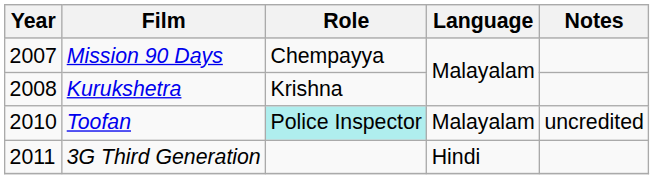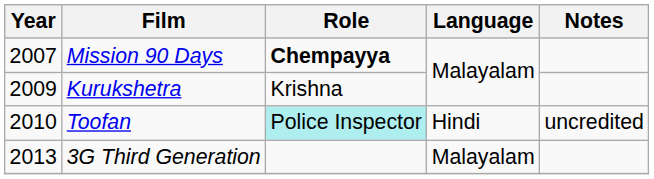(327, 55) normal -> (330, 55) bold
(33, 88) 2008 -> (33, 88) 2009
(483, 122) Malayalam -> (456, 122) Hindi
(32, 156) 2011 -> (33, 156) 2013
(456, 156) Hindi -> (483, 156) Malayalam
